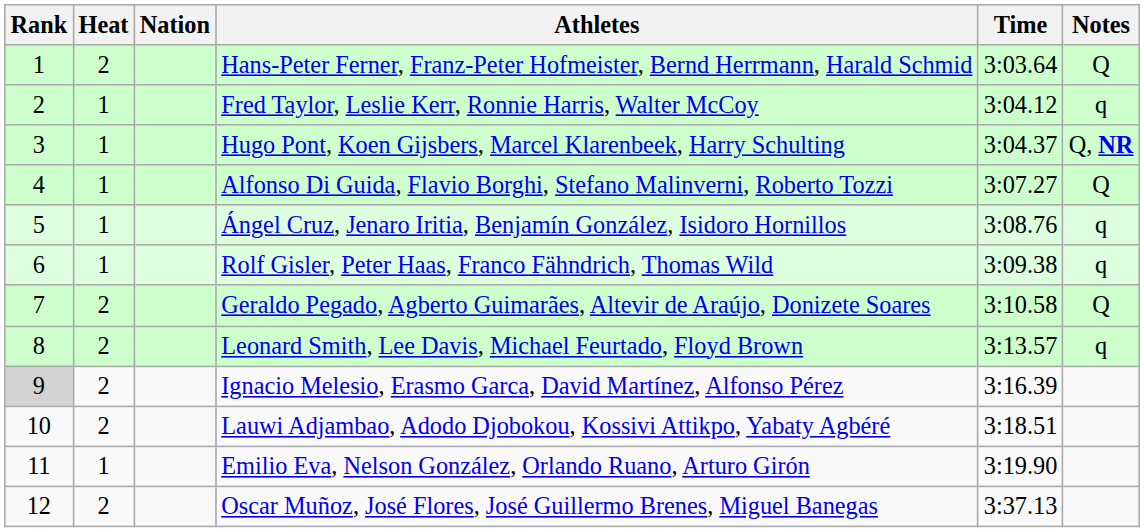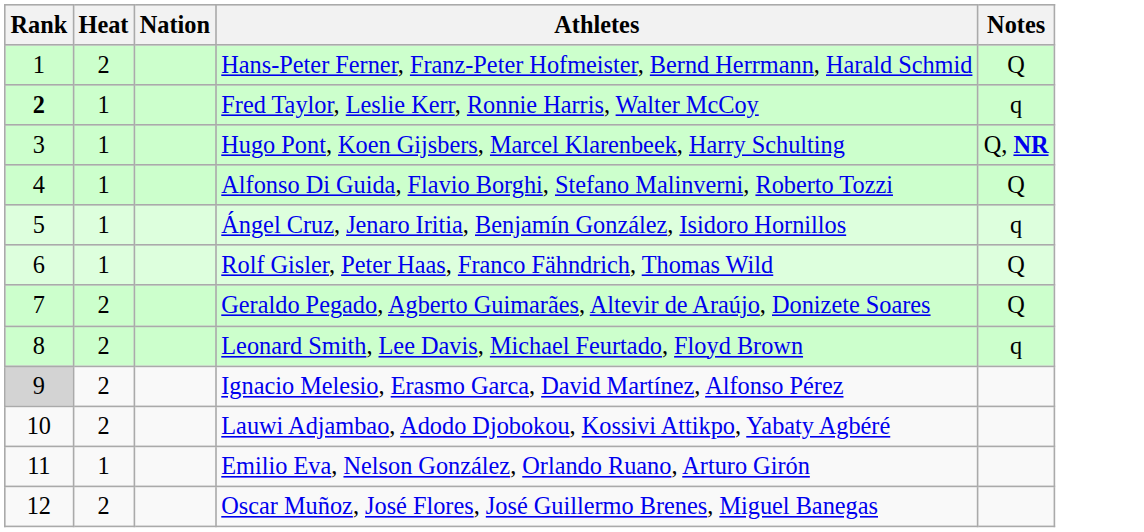- column: (1021, 24)
(39, 104) normal -> (39, 104) bold
(1101, 265) q -> (1016, 265) Q
